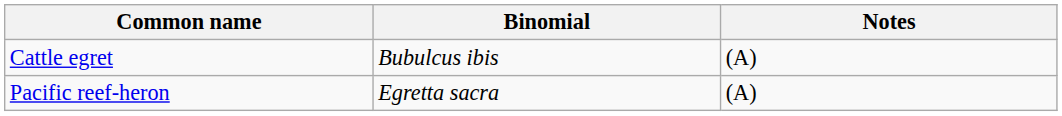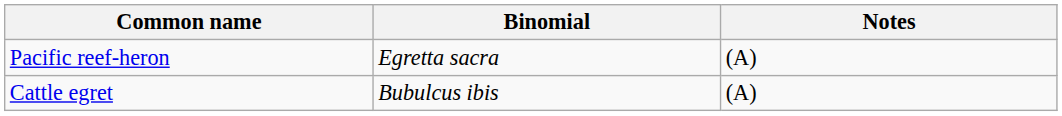rows swapped: (90, 92) <-> (61, 57)
